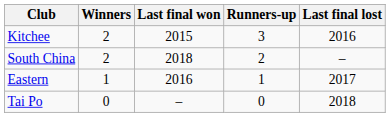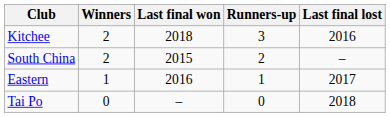(179, 36) 2015 -> (179, 36) 2018
(179, 58) 2018 -> (179, 58) 2015
